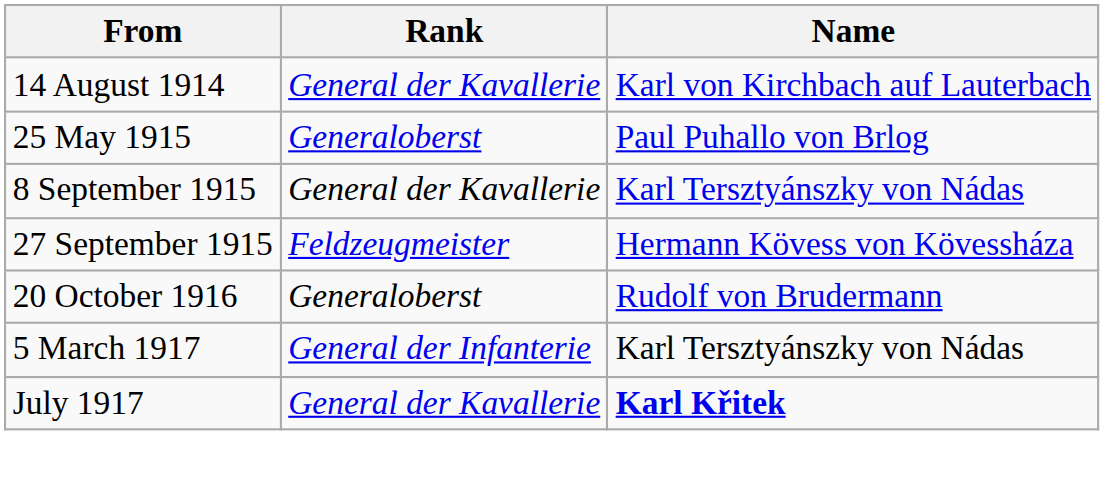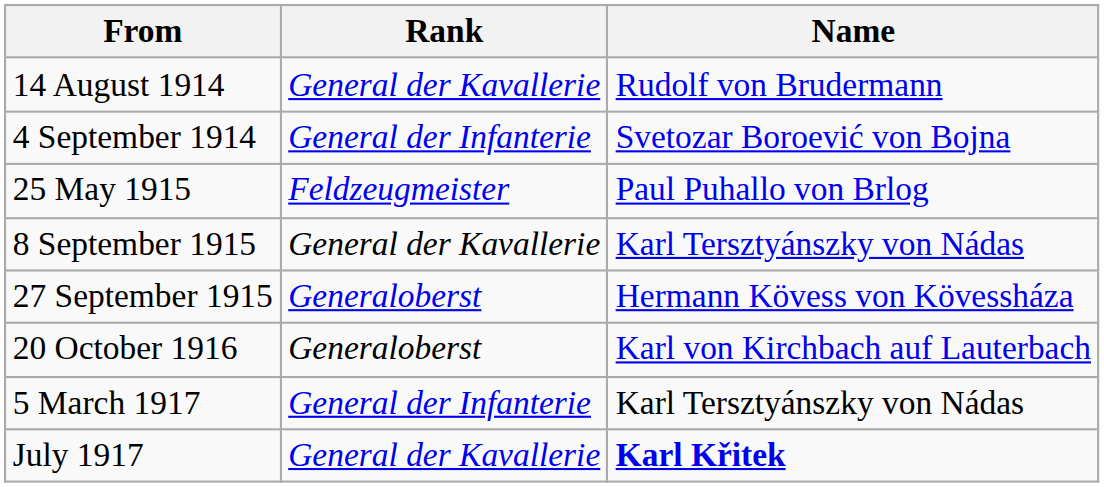(853, 84) Karl von Kirchbach auf Lauterbach -> (779, 84) Rudolf von Brudermann
+ row: (134, 137)
(385, 137) Generaloberst -> (399, 190) Feldzeugmeister
(399, 243) Feldzeugmeister -> (385, 296) Generaloberst
(779, 296) Rudolf von Brudermann -> (853, 349) Karl von Kirchbach auf Lauterbach
